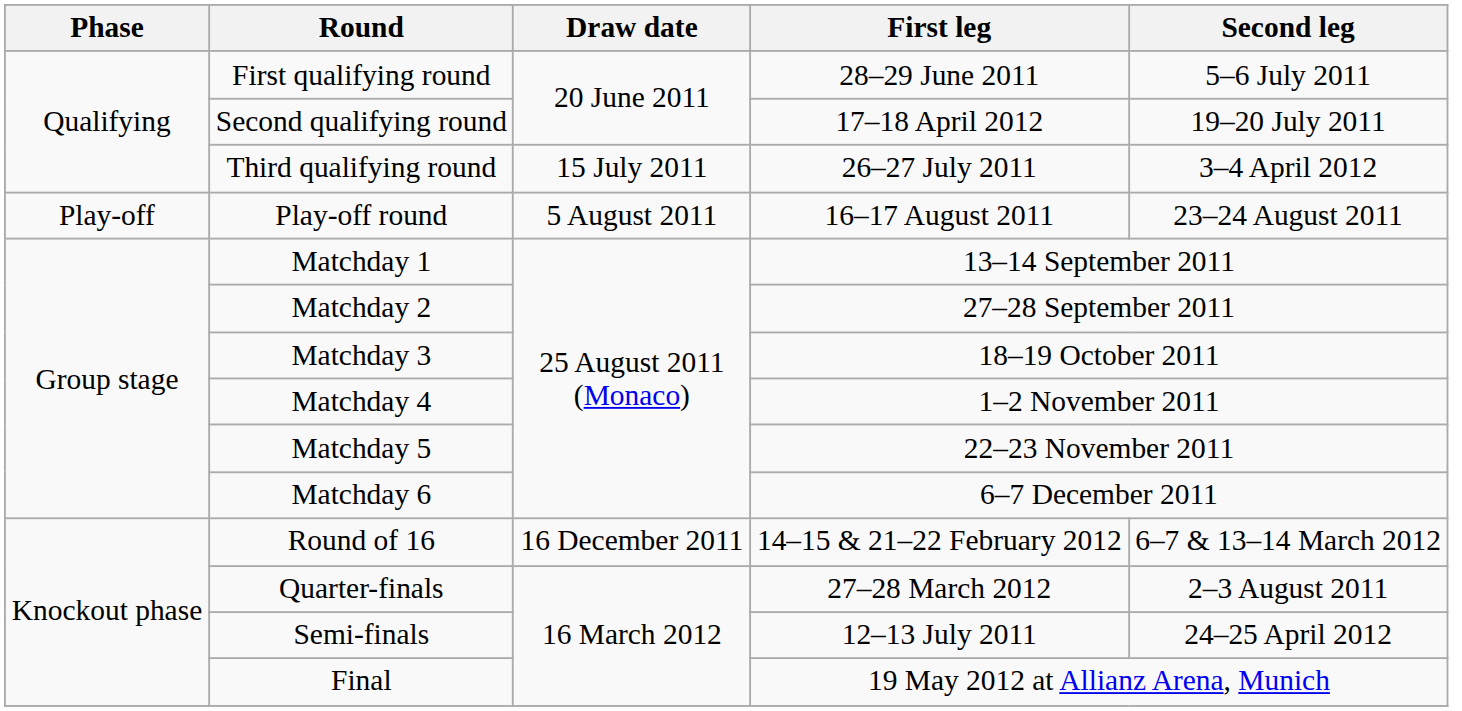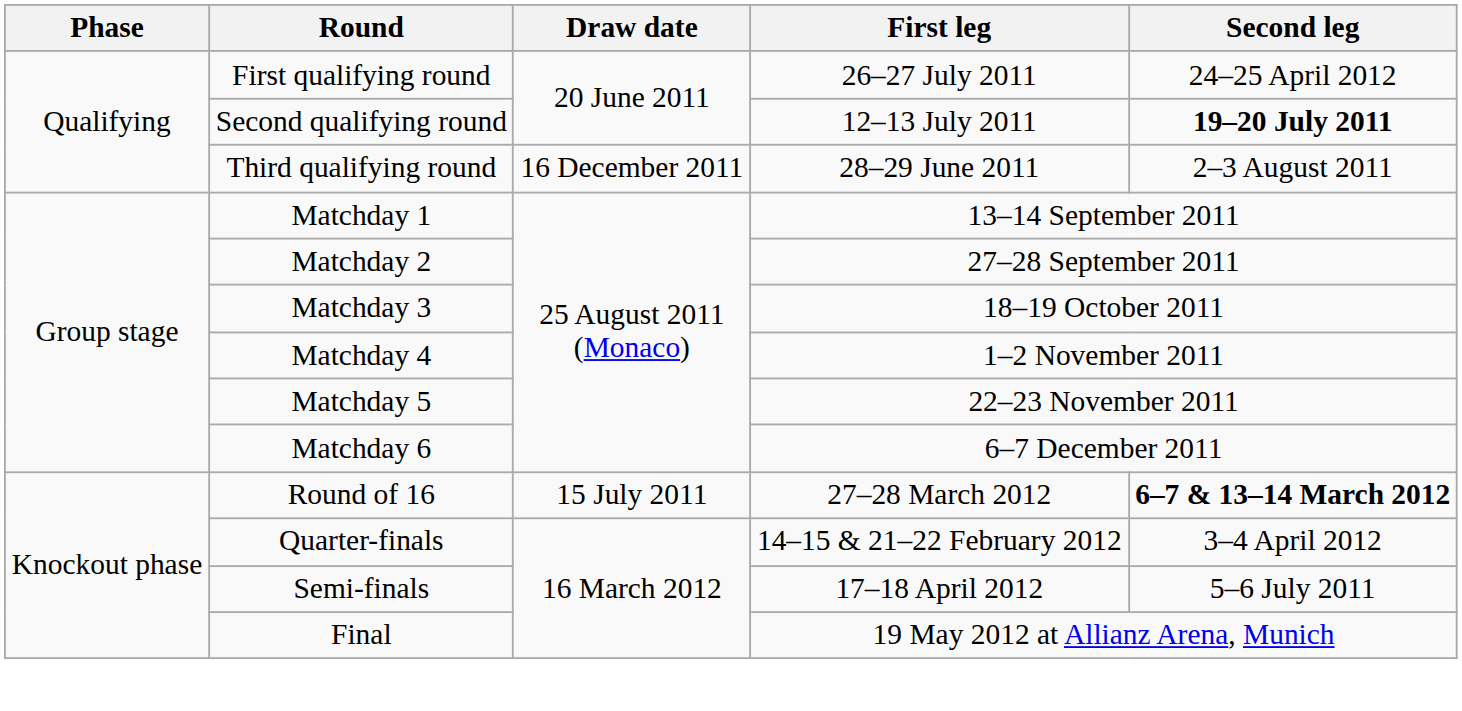(939, 74) 28–29 June 2011 -> (939, 74) 26–27 July 2011
(1288, 74) 5–6 July 2011 -> (1293, 74) 24–25 April 2012
(939, 121) 17–18 April 2012 -> (939, 121) 12–13 July 2011
(1288, 121) normal -> (1293, 121) bold
(632, 167) 15 July 2011 -> (632, 167) 16 December 2011
(939, 167) 26–27 July 2011 -> (939, 167) 28–29 June 2011
(1288, 167) 3–4 April 2012 -> (1293, 167) 2–3 August 2011
- row: (361, 214)
(632, 541) 16 December 2011 -> (632, 494) 15 July 2011
(939, 541) 14–15 & 21–22 February 2012 -> (939, 494) 27–28 March 2012
(1288, 541) normal -> (1293, 494) bold
(939, 588) 27–28 March 2012 -> (939, 541) 14–15 & 21–22 February 2012
(1288, 588) 2–3 August 2011 -> (1293, 541) 3–4 April 2012
(939, 634) 12–13 July 2011 -> (939, 588) 17–18 April 2012
(1288, 634) 24–25 April 2012 -> (1293, 588) 5–6 July 2011
